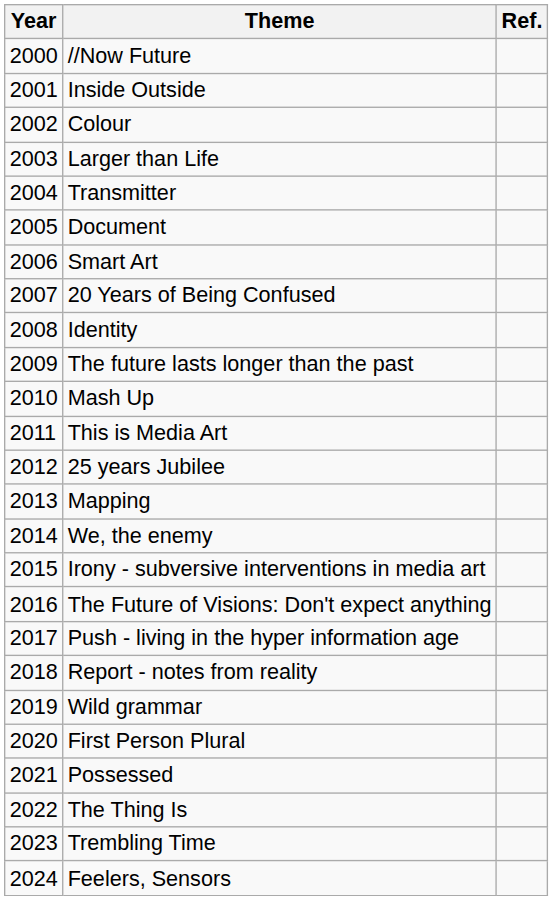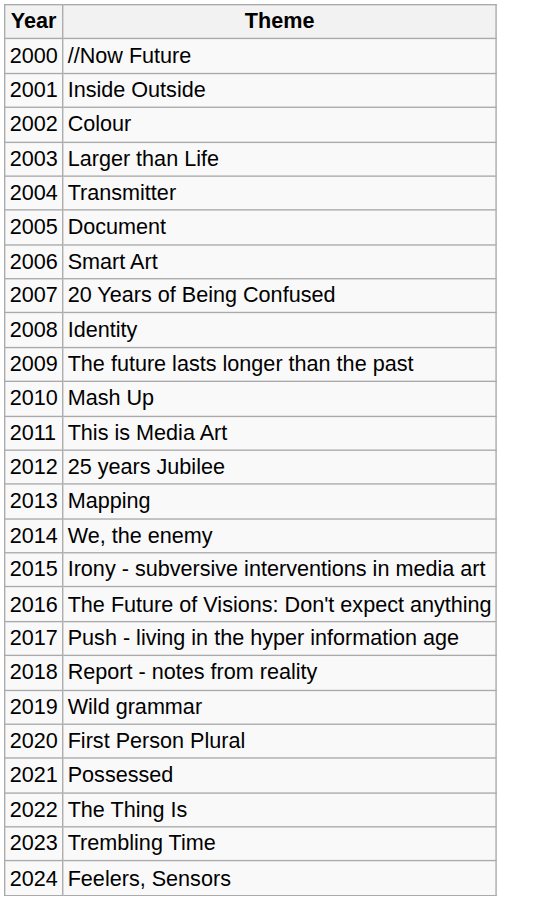- column: (522, 21)
